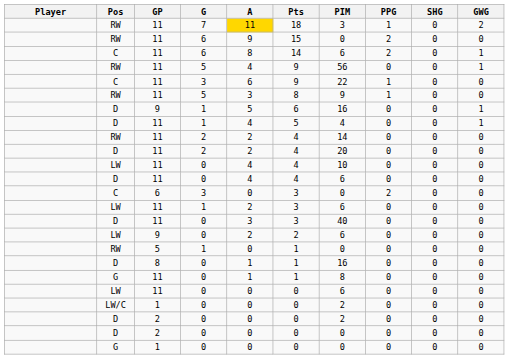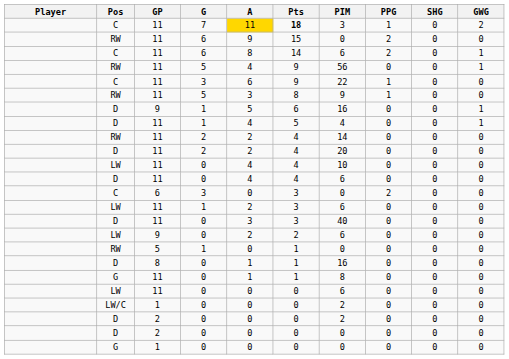(116, 25) RW -> (116, 25) C
(296, 25) normal -> (296, 25) bold
